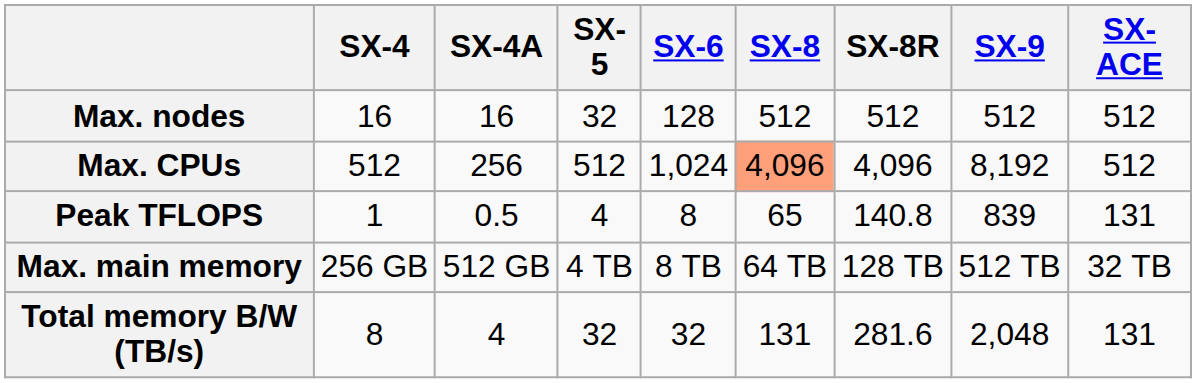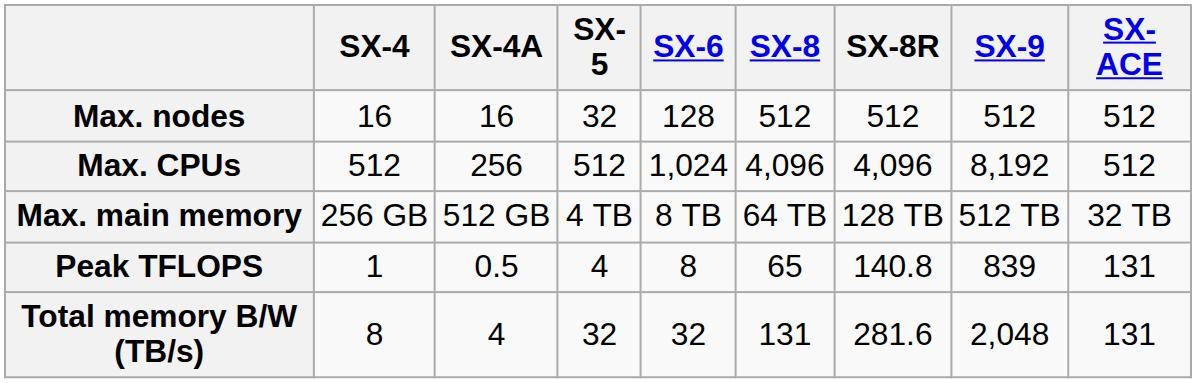(785, 165) lightsalmon background -> (785, 165) no background
rows swapped: (159, 215) <-> (159, 266)
